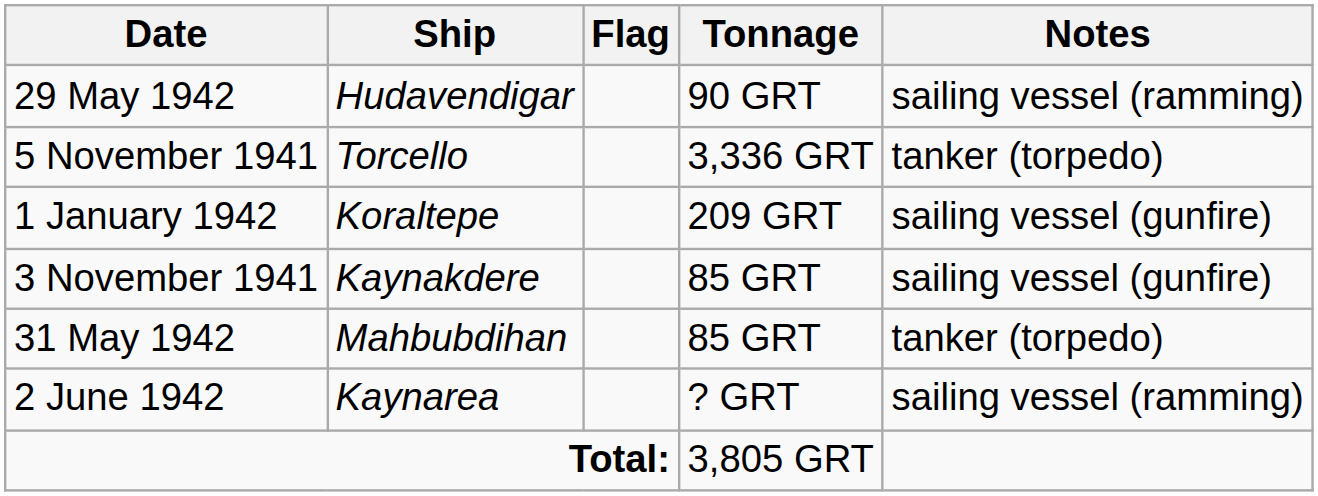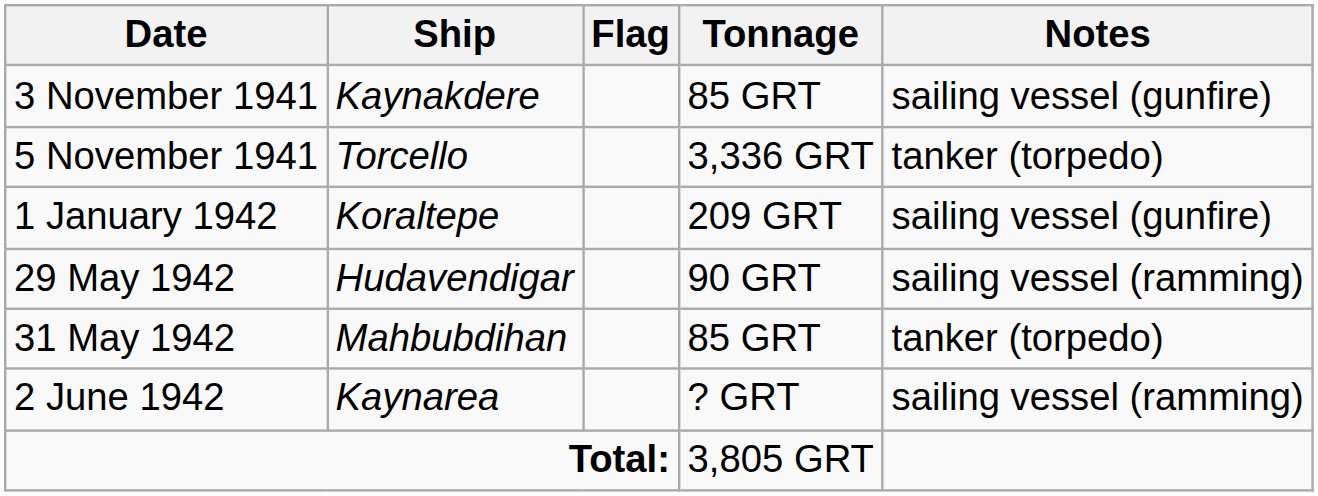rows swapped: (166, 277) <-> (125, 95)
